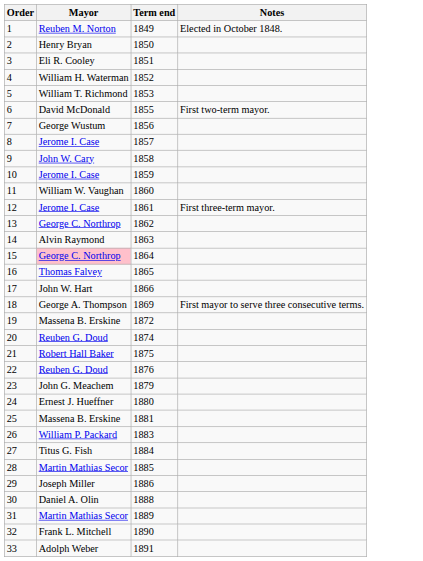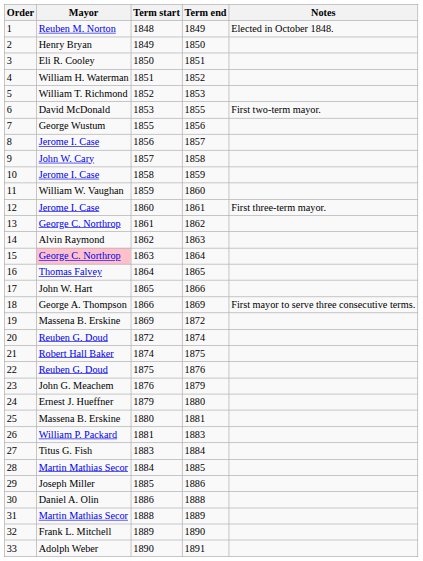+ column: (157, 12)
